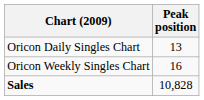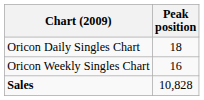(176, 47) 13 -> (176, 47) 18
